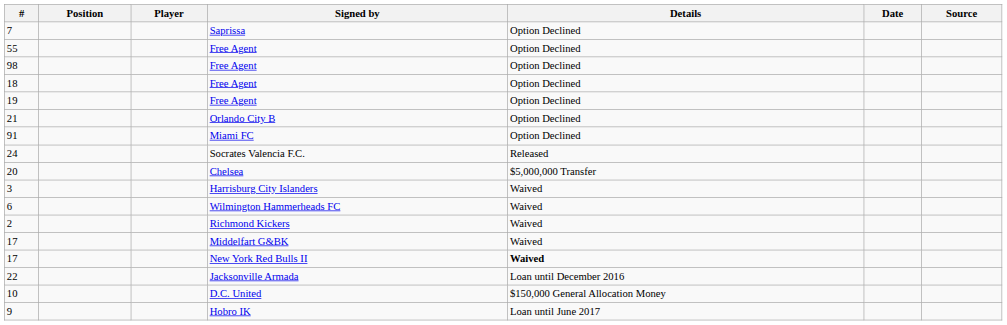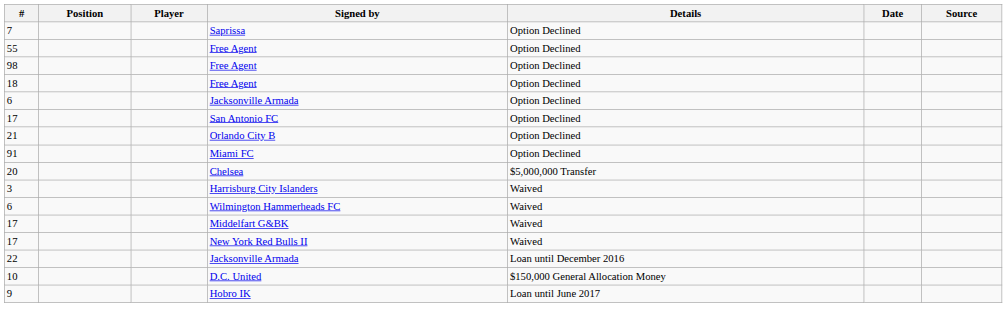+ row: (9, 101)
- row: (12, 101)
+ row: (12, 118)
- row: (12, 153)
- row: (9, 223)
(527, 259) bold -> (526, 241) normal
